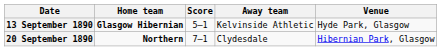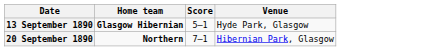- column: (265, 11)
